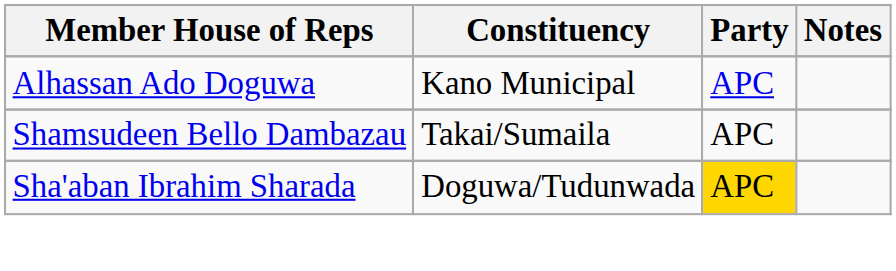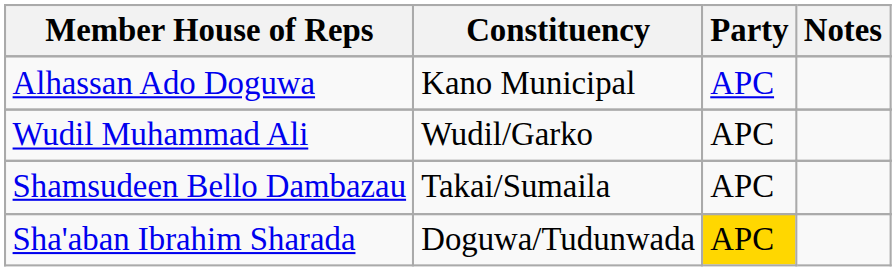+ row: (160, 134)
